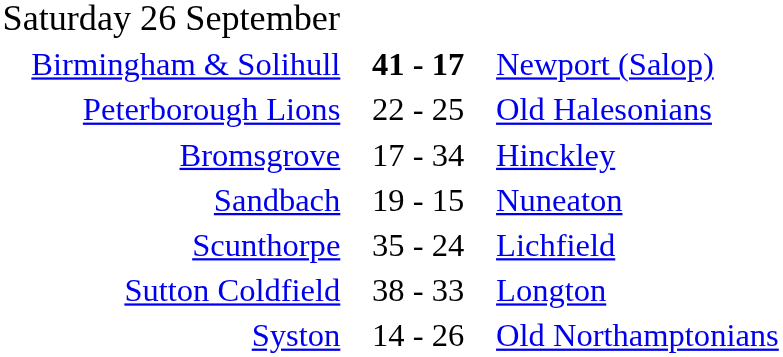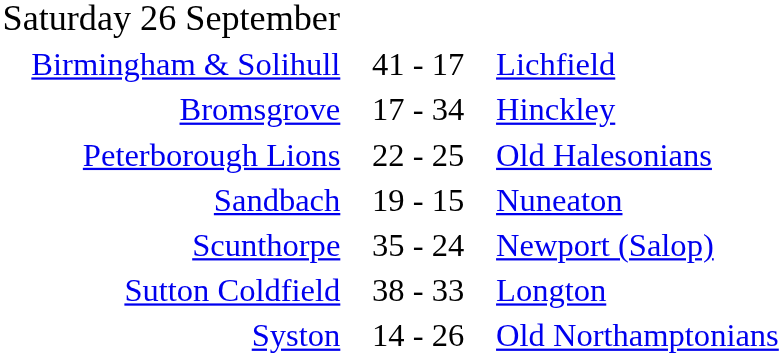(418, 64) bold -> (418, 64) normal
(605, 64) Newport (Salop) -> (556, 64) Lichfield
rows swapped: (260, 154) <-> (212, 109)
(556, 245) Lichfield -> (605, 245) Newport (Salop)
